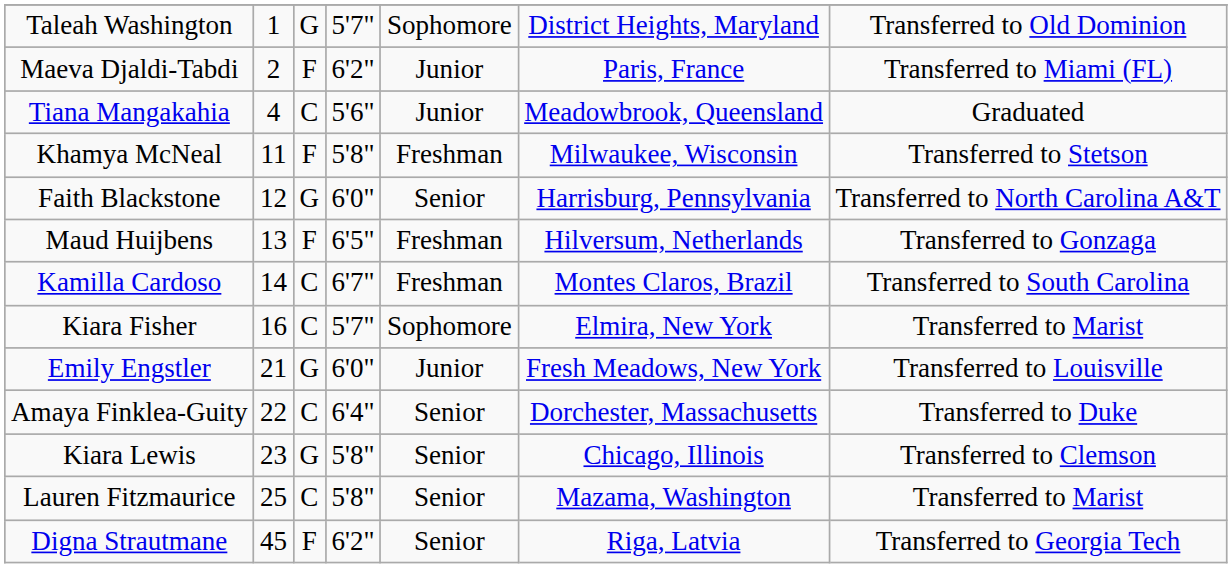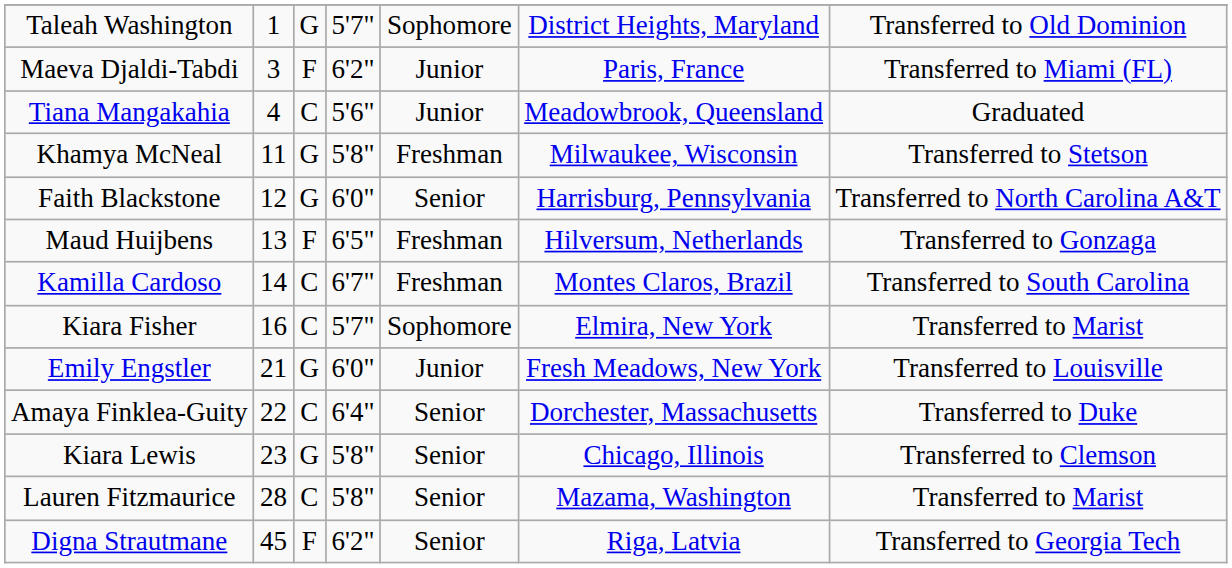(274, 68) 2 -> (274, 68) 3
(309, 154) F -> (309, 154) G
(274, 497) 25 -> (274, 497) 28
